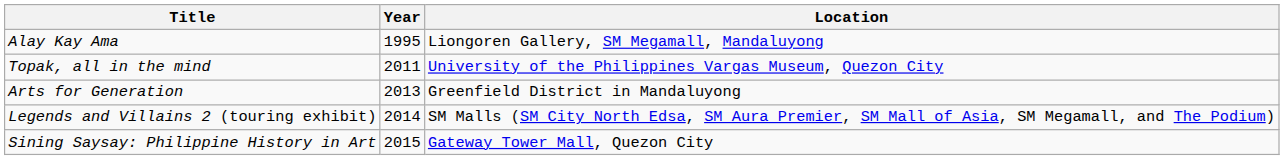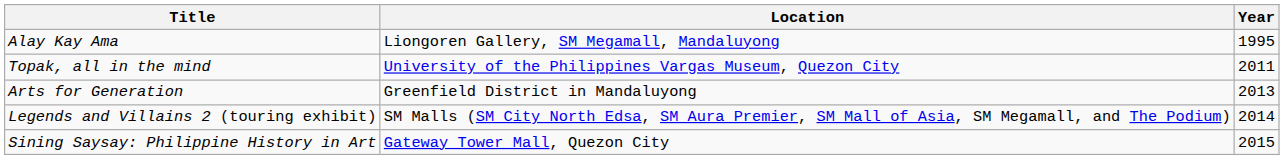columns swapped: (402, 17) <-> (851, 17)
